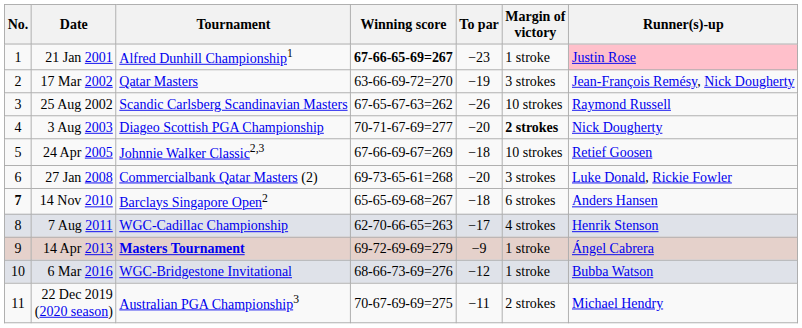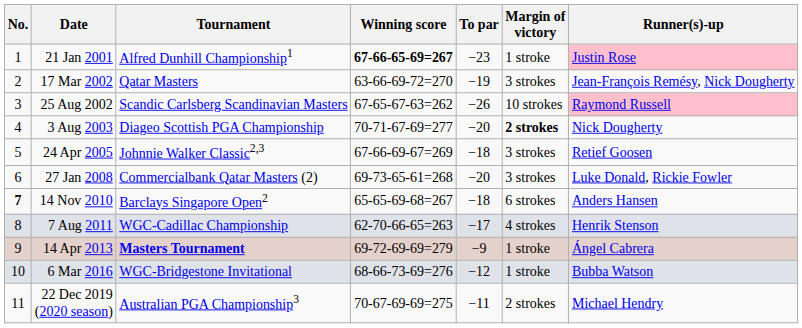(621, 104) no background -> (621, 104) pink background
(534, 152) 10 strokes -> (530, 152) 3 strokes
